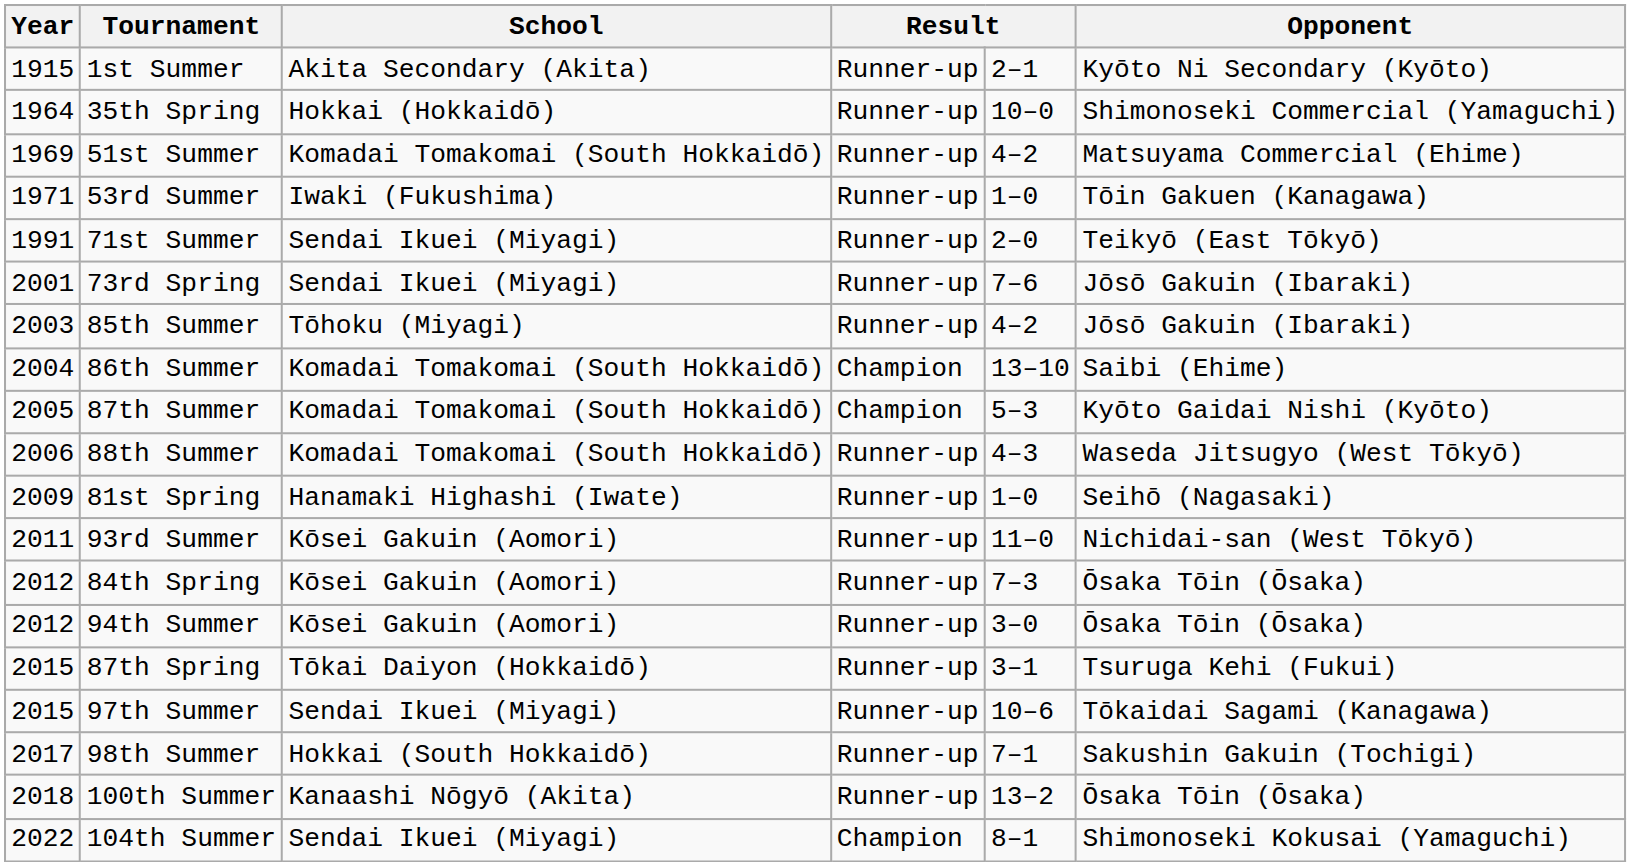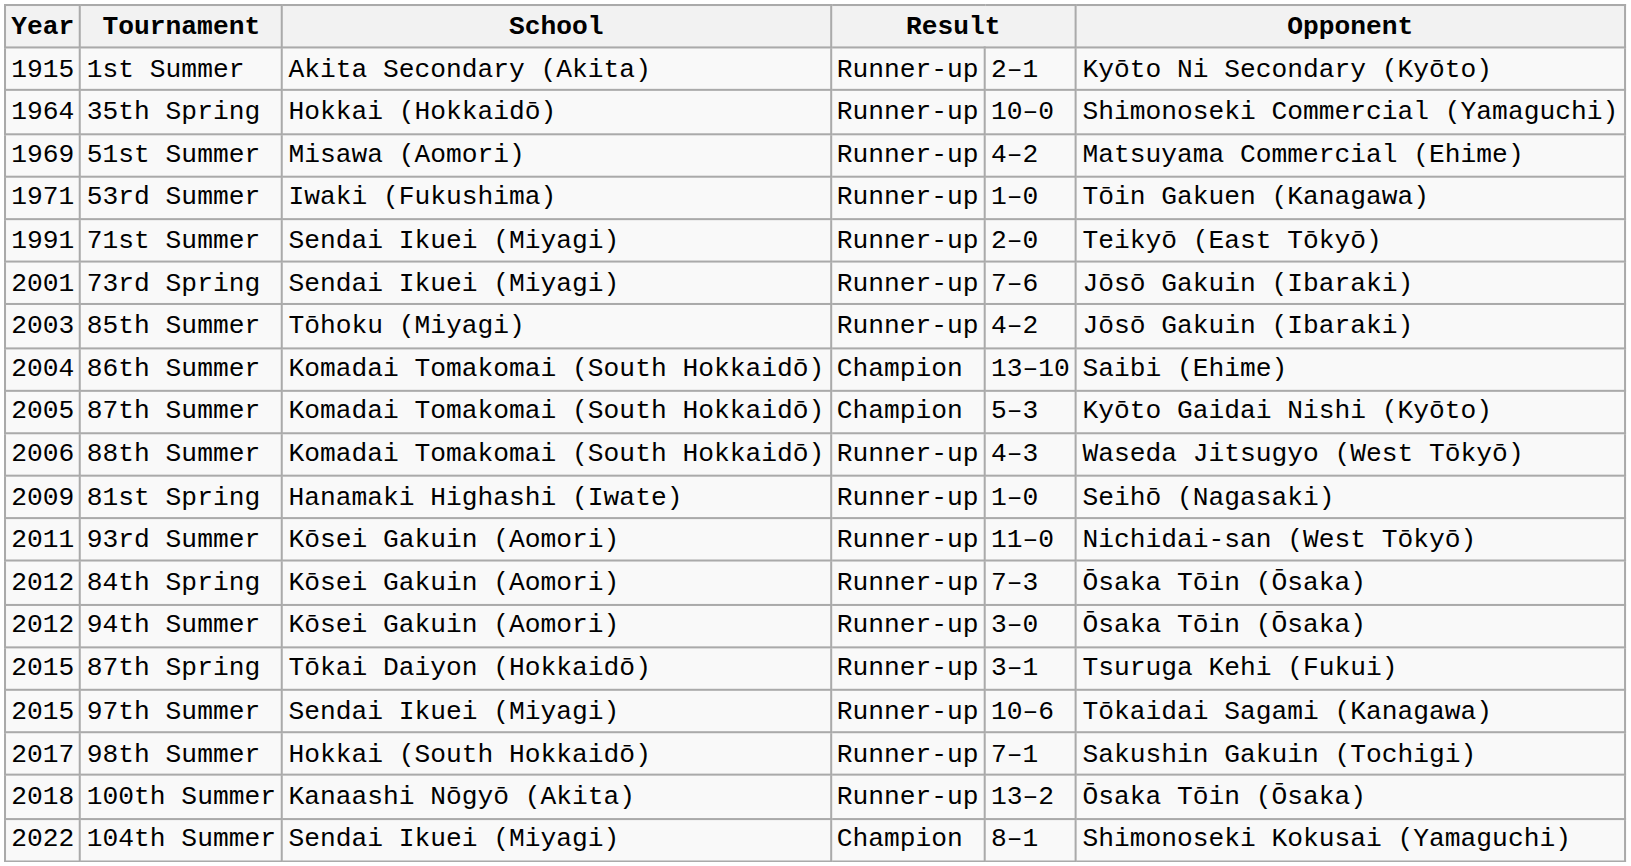(556, 155) Komadai Tomakomai (South Hokkaidō) -> (407, 155) Misawa (Aomori)
